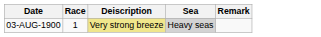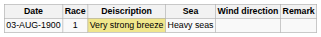+ column: (248, 12)
(190, 26) lightgrey background -> (190, 26) no background
